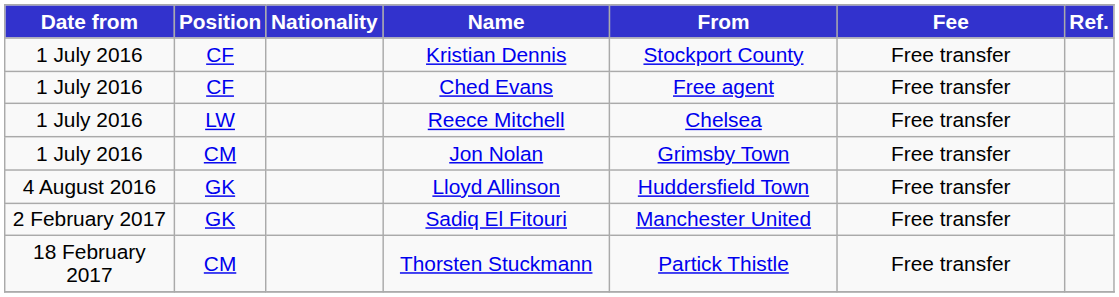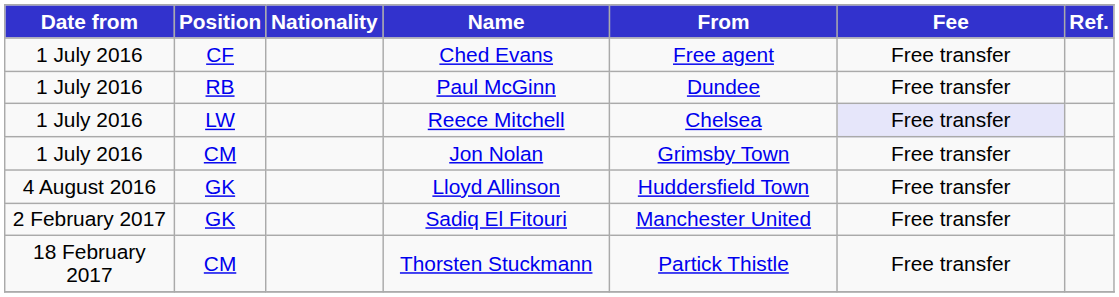- row: (496, 55)
+ row: (496, 88)
(951, 121) no background -> (951, 121) lavender background
